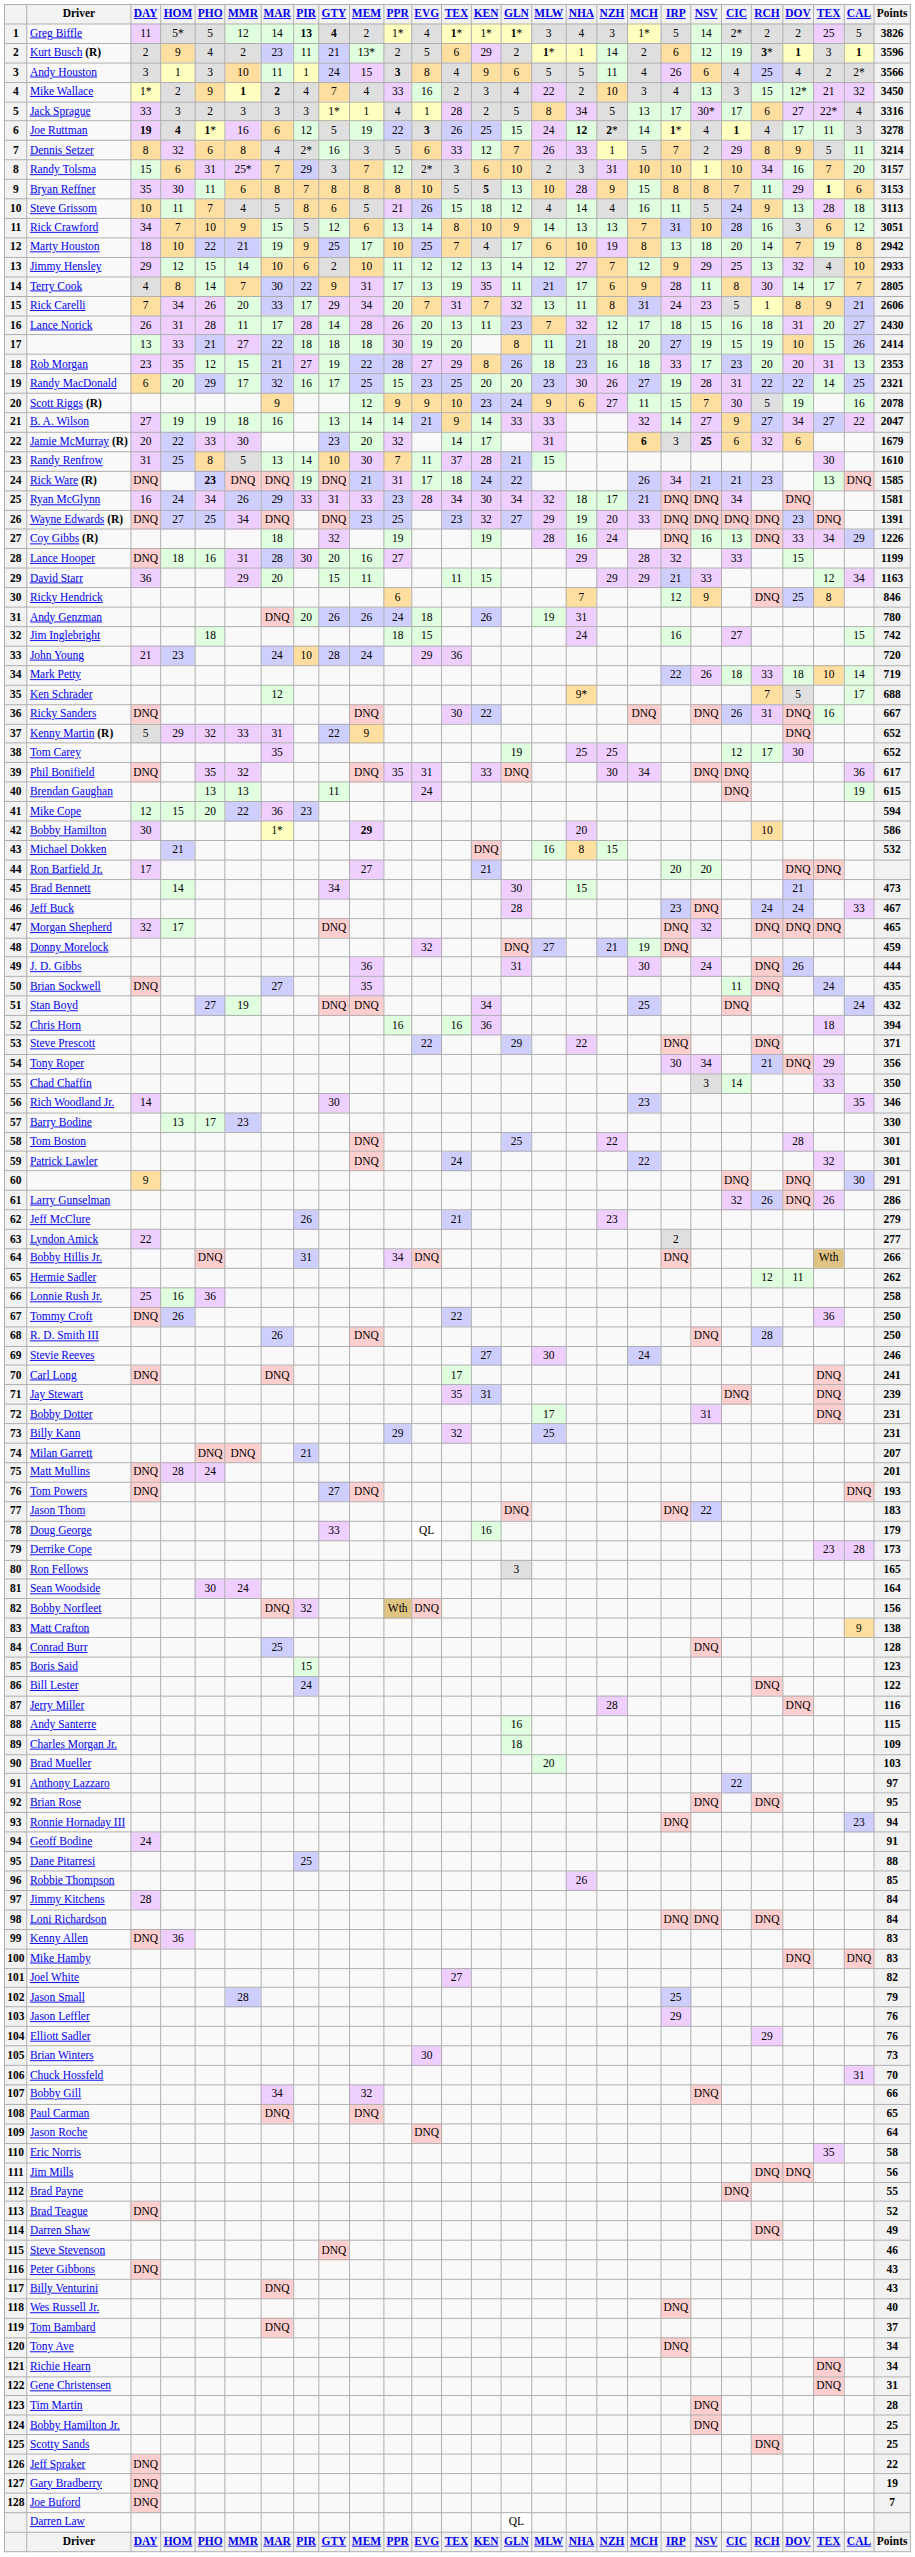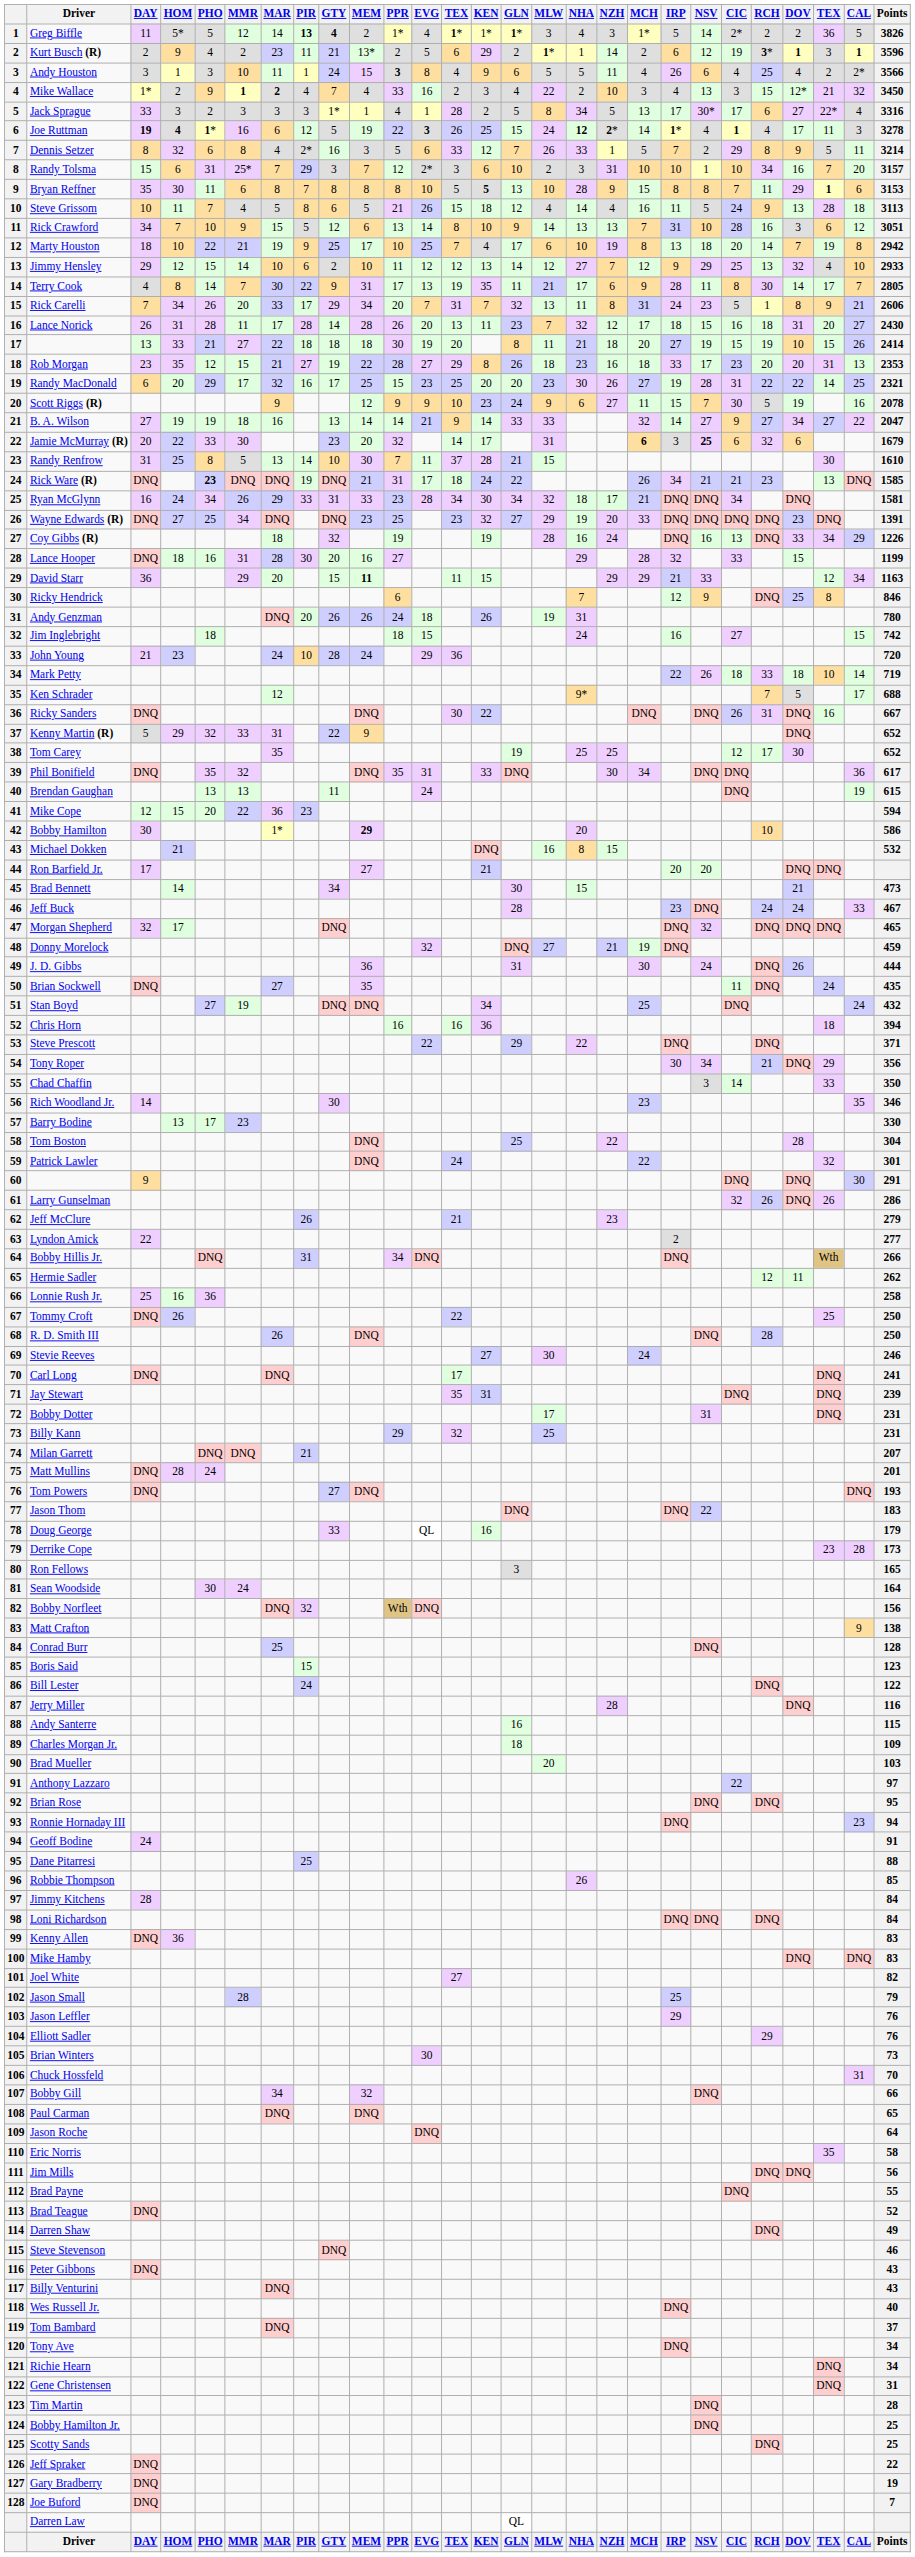(829, 33) 25 -> (829, 33) 36
(366, 578) normal -> (366, 578) bold
(892, 1142) 301 -> (892, 1142) 304
(829, 1317) 36 -> (829, 1317) 25
